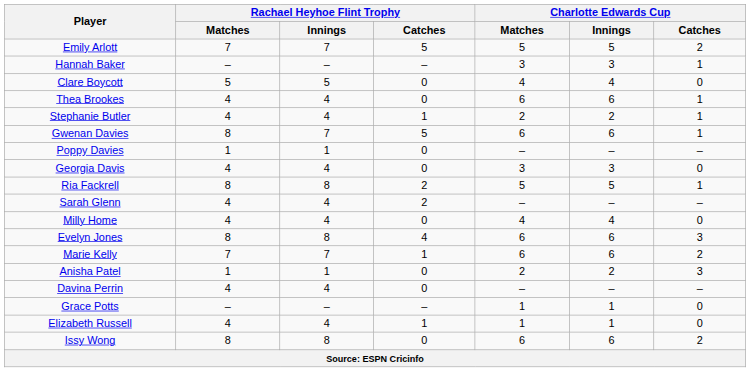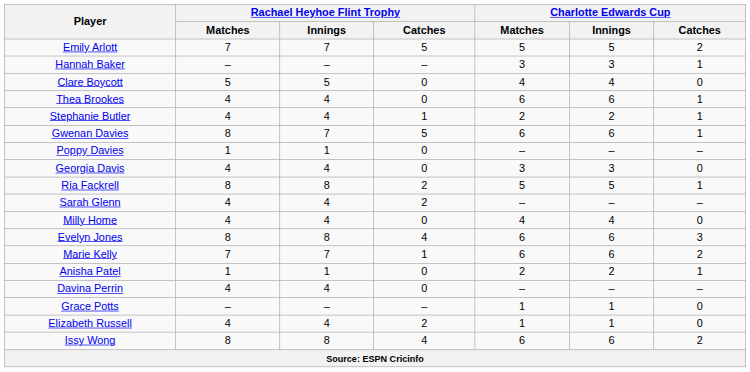(700, 271) 3 -> (700, 271) 1
(424, 323) 1 -> (424, 323) 2
(424, 340) 0 -> (424, 340) 4
